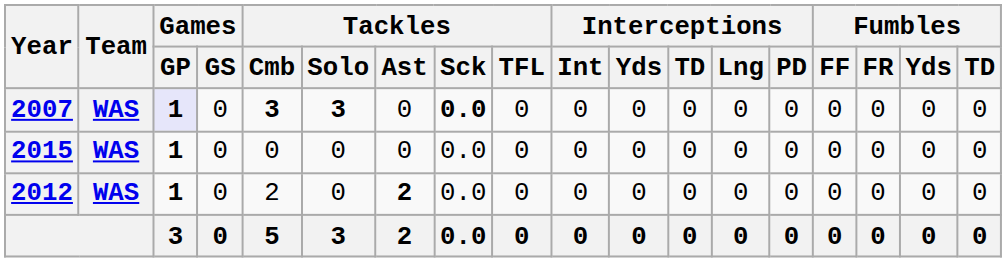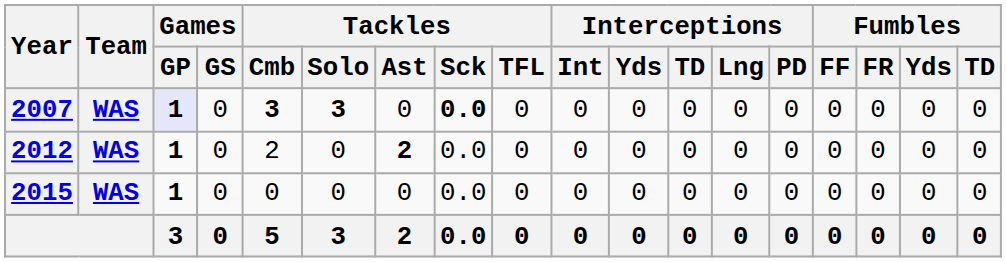rows swapped: (42, 194) <-> (42, 152)
